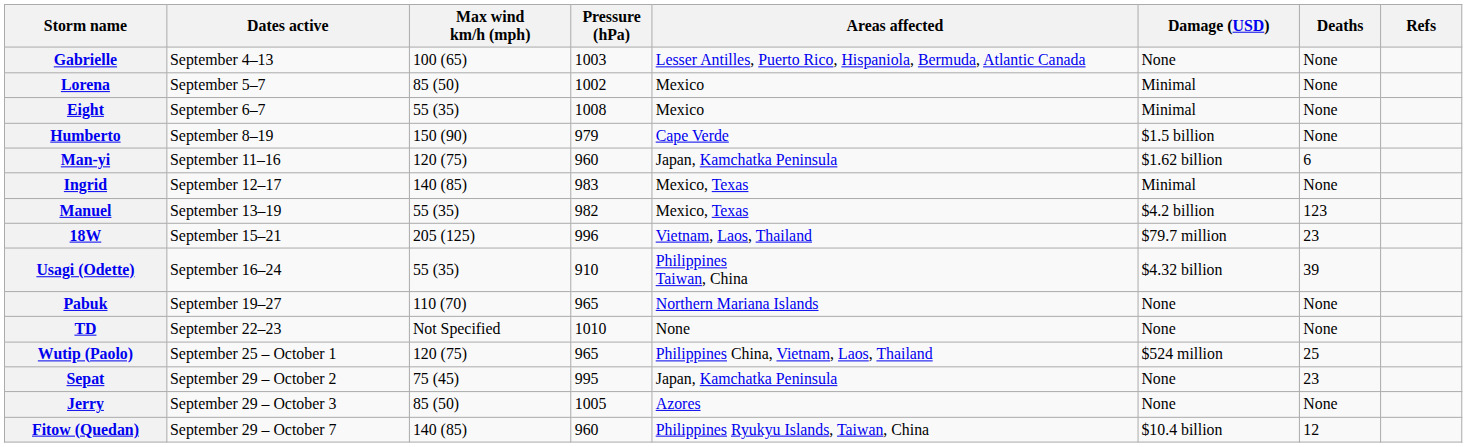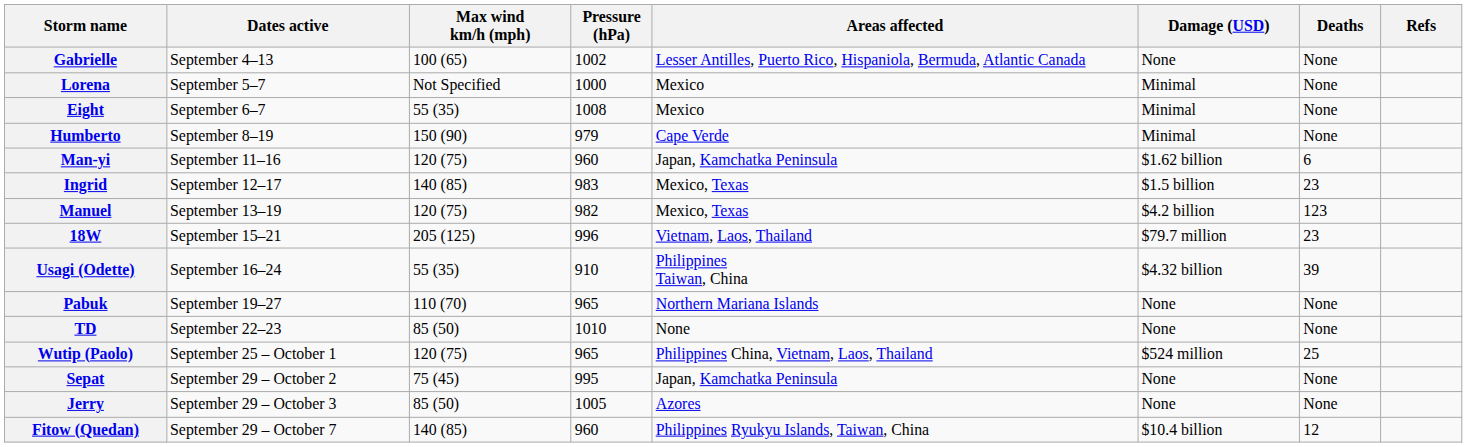(591, 60) 1003 -> (591, 60) 1002
(436, 85) 85 (50) -> (457, 85) Not Specified
(591, 85) 1002 -> (591, 85) 1000
(1178, 135) $1.5 billion -> (1169, 135) Minimal
(1169, 185) Minimal -> (1178, 185) $1.5 billion
(1320, 185) None -> (1311, 185) 23
(436, 210) 55 (35) -> (440, 210) 120 (75)
(457, 329) Not Specified -> (436, 329) 85 (50)
(1311, 379) 23 -> (1320, 379) None
